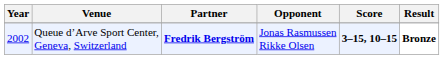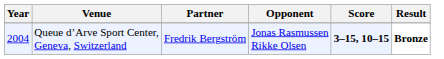(18, 38) 2002 -> (18, 38) 2004
(209, 38) bold -> (205, 38) normal
